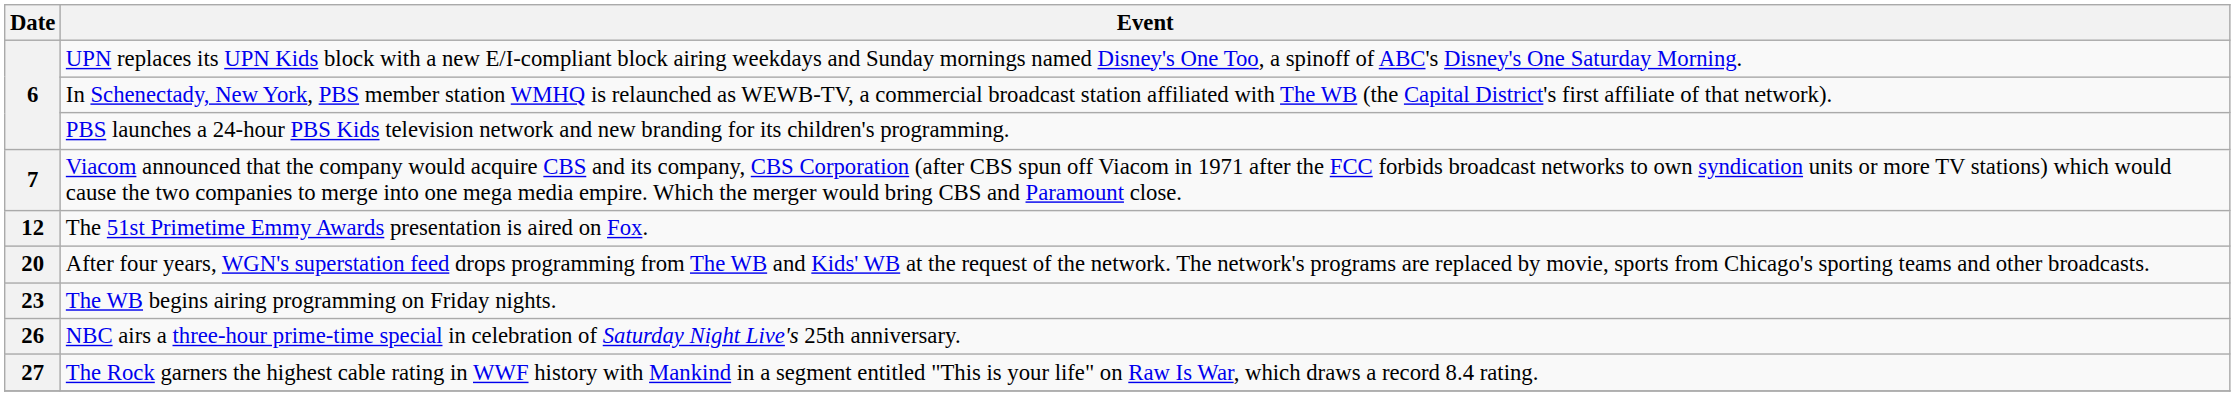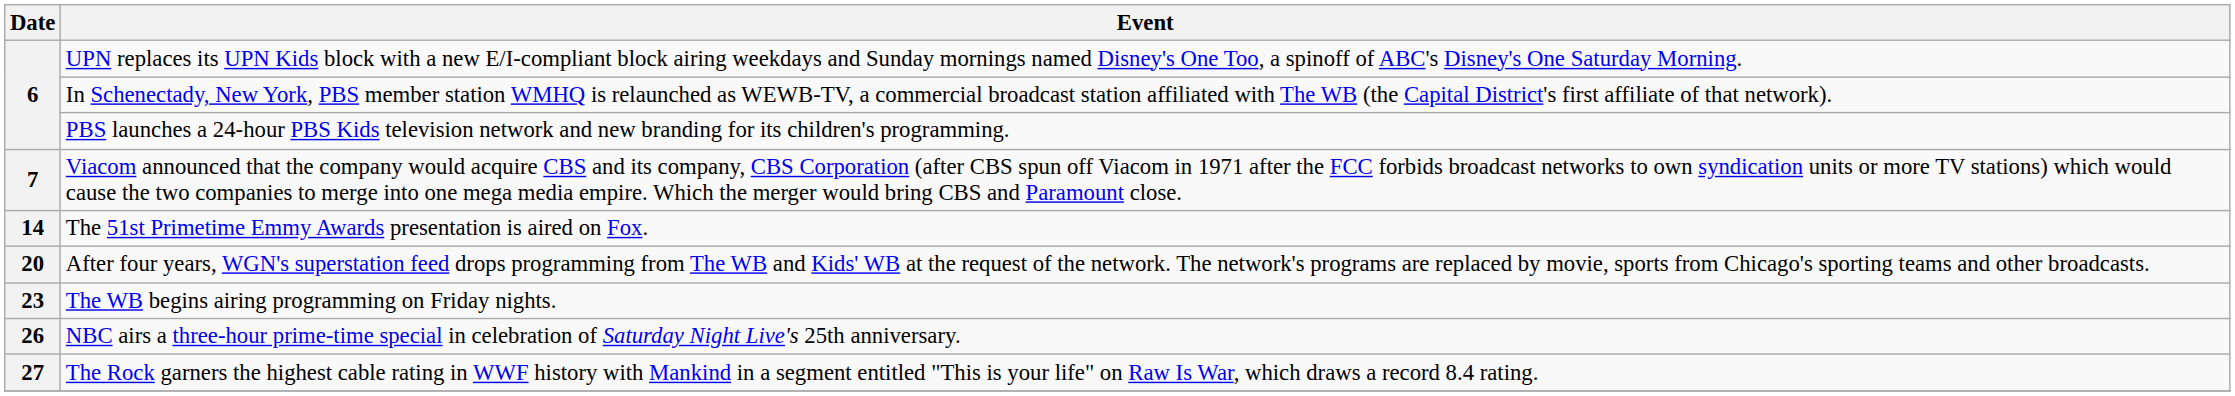(33, 228) 12 -> (33, 228) 14
